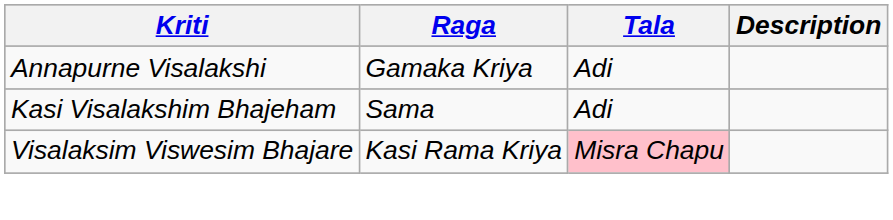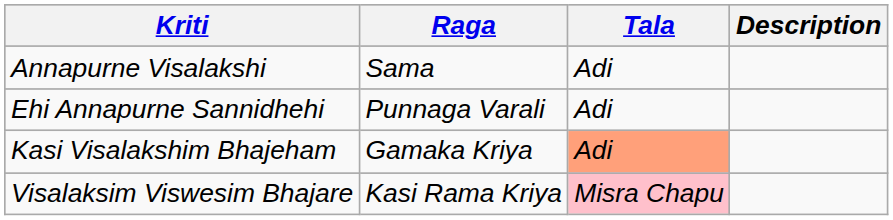(449, 67) Gamaka Kriya -> (400, 67) Sama
+ row: (167, 109)
(400, 109) Sama -> (449, 151) Gamaka Kriya
(593, 109) no background -> (593, 151) lightsalmon background
